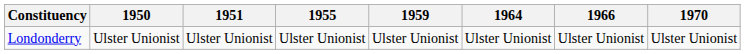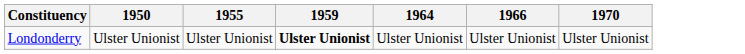- column: (229, 15)
(415, 37) normal -> (324, 37) bold
